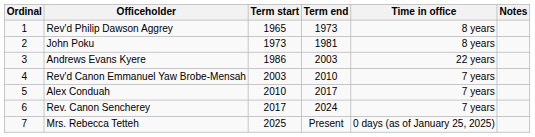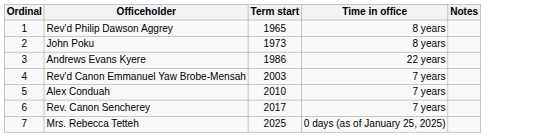- column: (326, 12)
